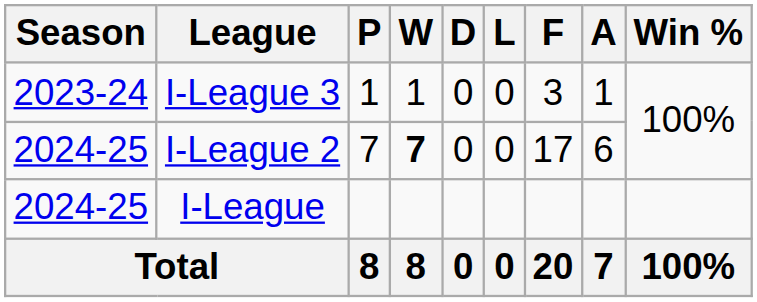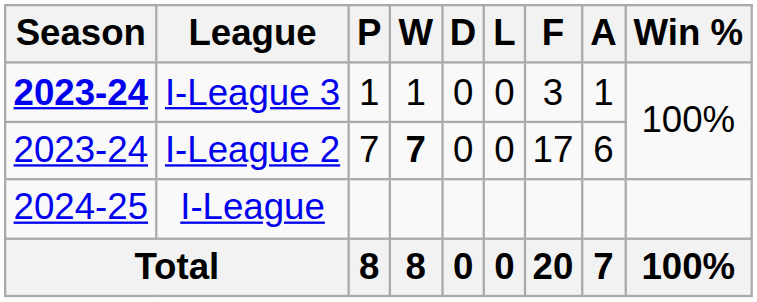(81, 91) normal -> (81, 91) bold
(81, 149) 2024-25 -> (81, 149) 2023-24
